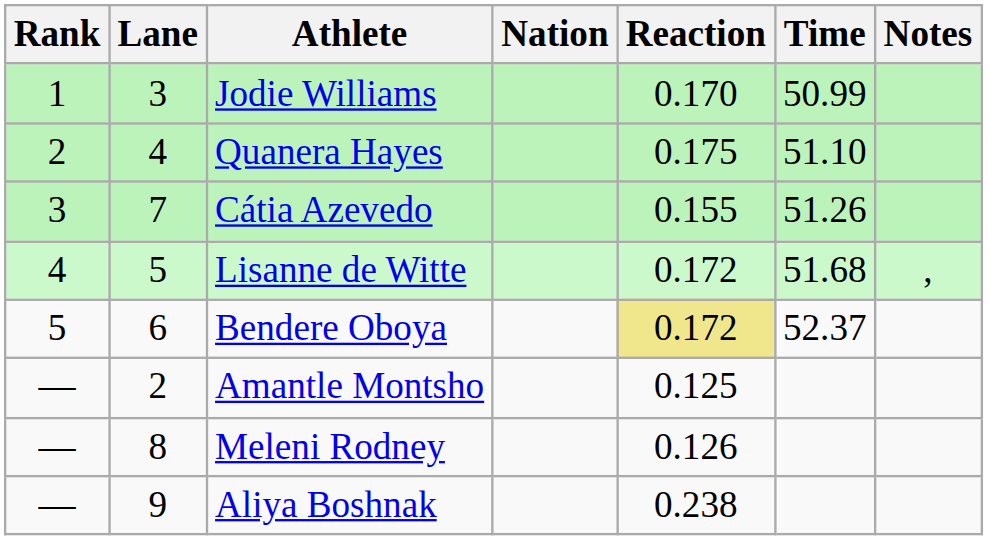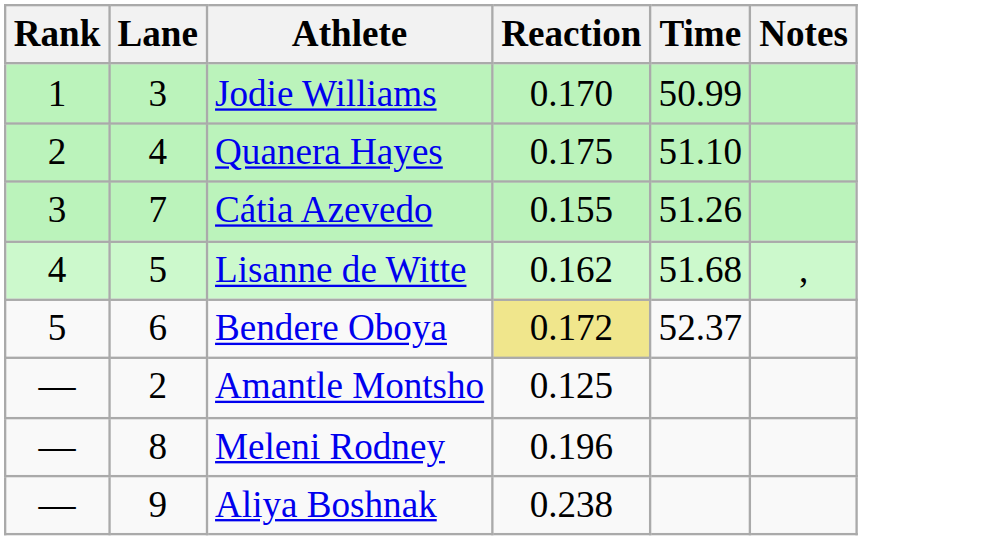- column: (555, 33)
(696, 269) 0.172 -> (571, 269) 0.162
(696, 446) 0.126 -> (571, 446) 0.196
